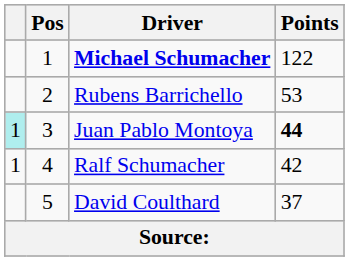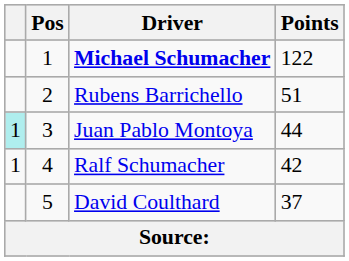(292, 93) 53 -> (292, 93) 51
(292, 129) bold -> (292, 129) normal
